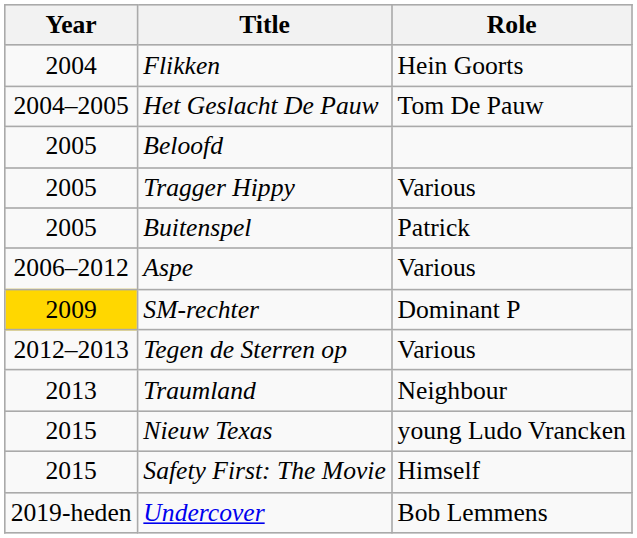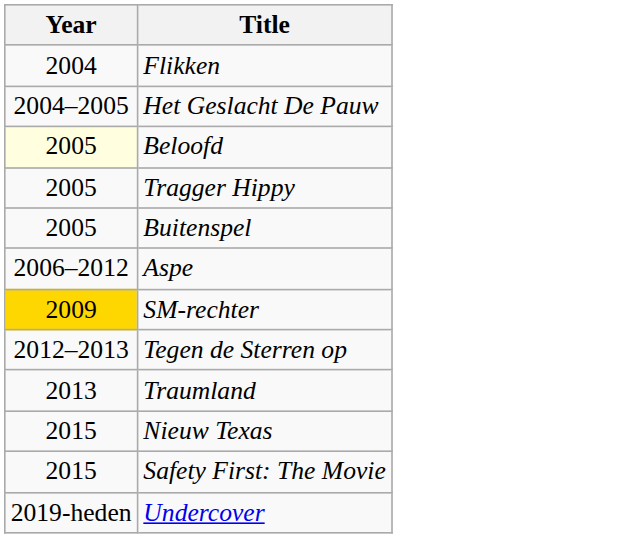- column: (512, 24)
(71, 146) no background -> (71, 146) lightyellow background
